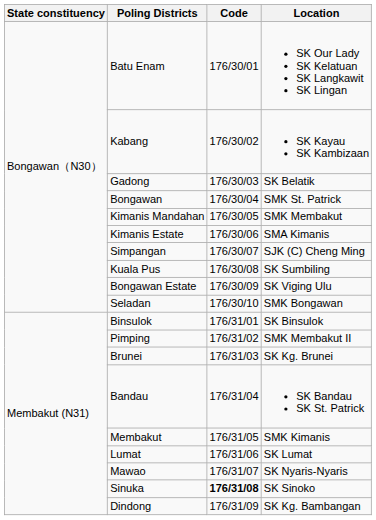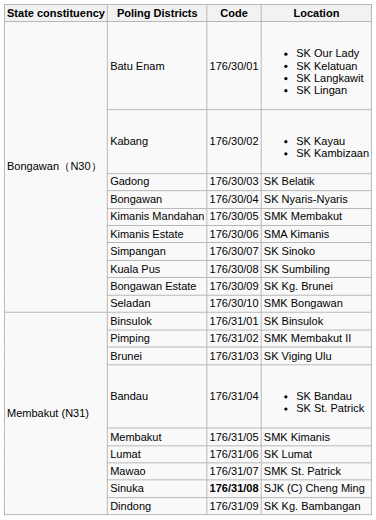(302, 199) SMK St. Patrick -> (306, 199) SK Nyaris-Nyaris
(314, 251) SJK (C) Cheng Ming -> (290, 251) SK Sinoko
(298, 286) SK Viging Ulu -> (298, 286) SK Kg. Brunei
(298, 355) SK Kg. Brunei -> (298, 355) SK Viging Ulu
(306, 471) SK Nyaris-Nyaris -> (302, 471) SMK St. Patrick
(290, 489) SK Sinoko -> (314, 489) SJK (C) Cheng Ming
